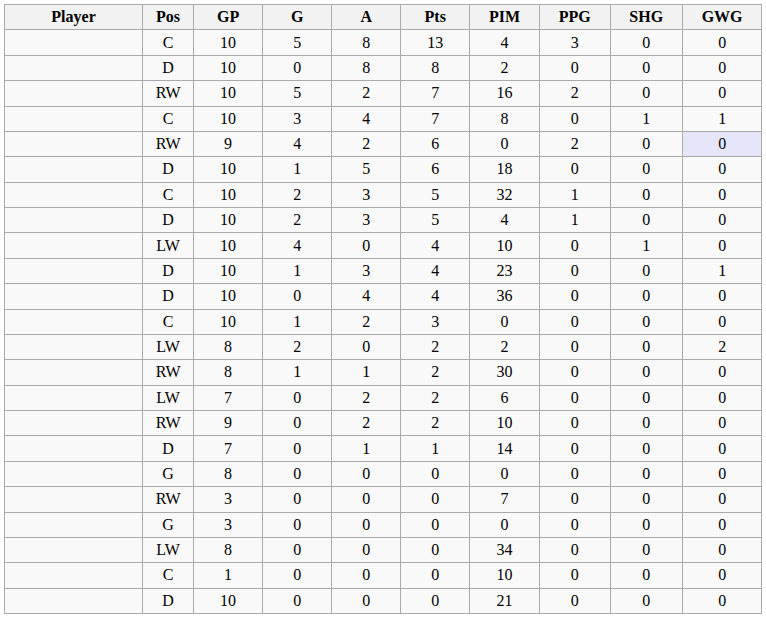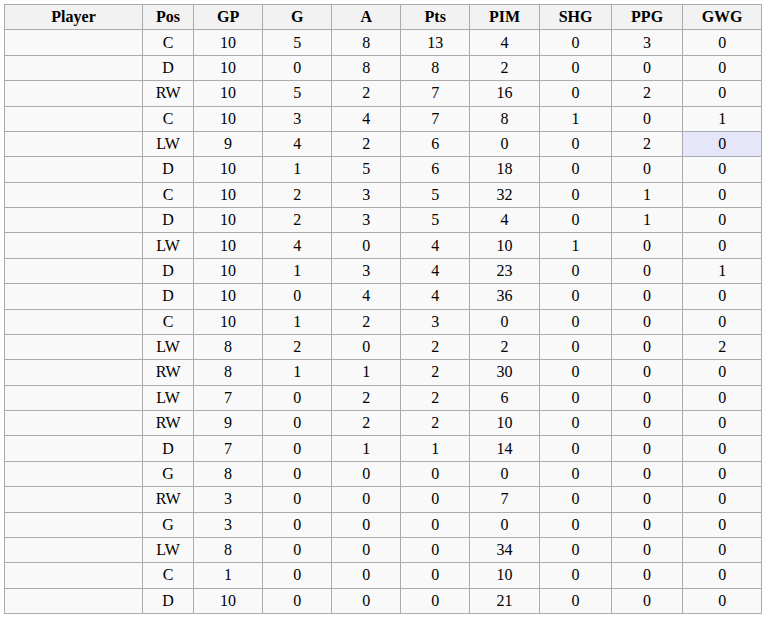columns swapped: (575, 17) <-> (646, 17)
(168, 144) RW -> (168, 144) LW
